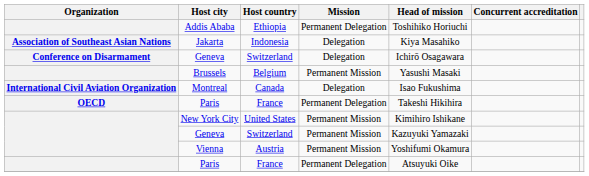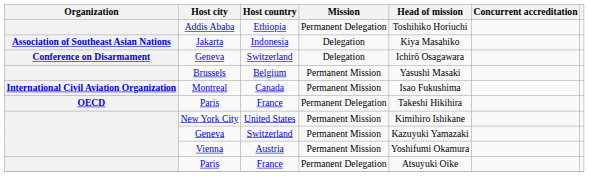(344, 88) Delegation -> (344, 88) Permanent Mission
